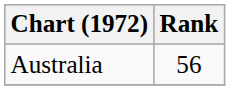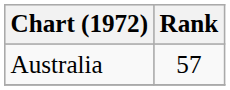(189, 64) 56 -> (189, 64) 57
